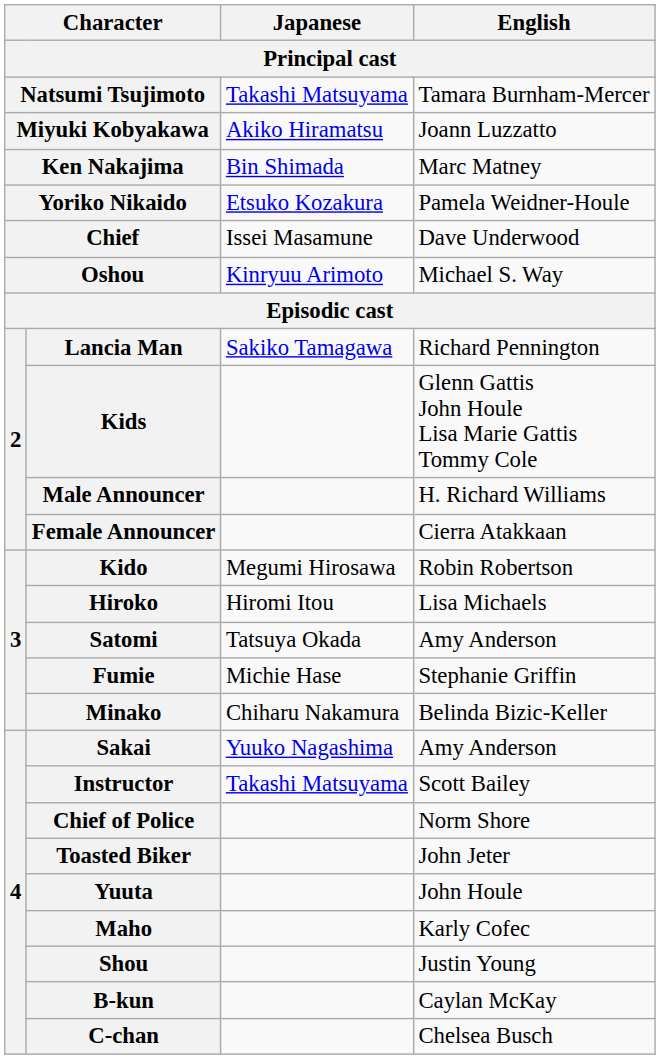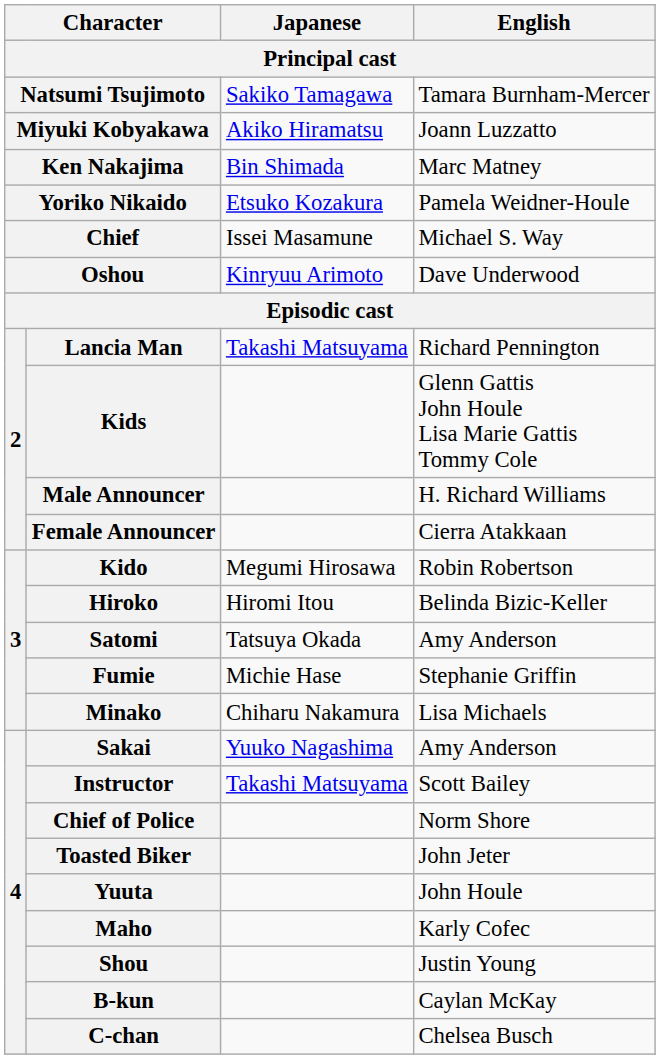(317, 94) Takashi Matsuyama -> (309, 94) Sakiko Tamagawa
(499, 238) Dave Underwood -> (491, 238) Michael S. Way
(491, 274) Michael S. Way -> (499, 274) Dave Underwood
(309, 346) Sakiko Tamagawa -> (317, 346) Takashi Matsuyama
(482, 603) Lisa Michaels -> (513, 603) Belinda Bizic-Keller
(513, 711) Belinda Bizic-Keller -> (482, 711) Lisa Michaels
